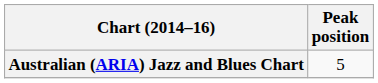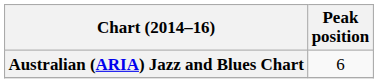(340, 63) 5 -> (340, 63) 6
